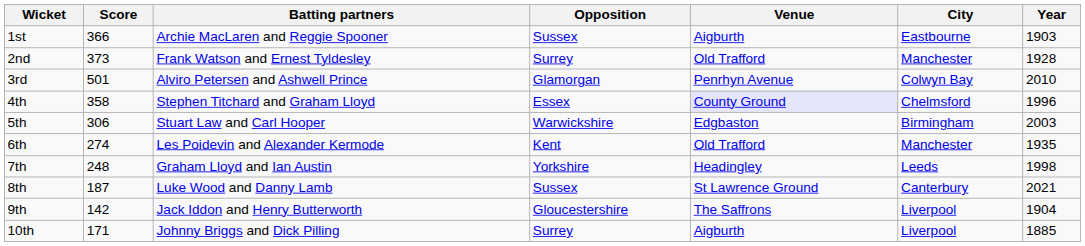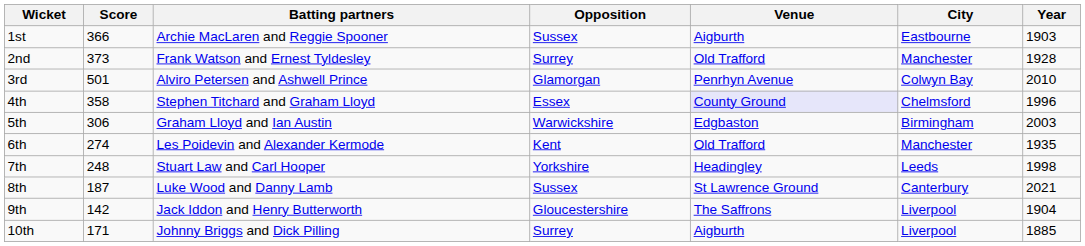(241, 123) Stuart Law and Carl Hooper -> (244, 123) Graham Lloyd and Ian Austin
(244, 166) Graham Lloyd and Ian Austin -> (241, 166) Stuart Law and Carl Hooper
